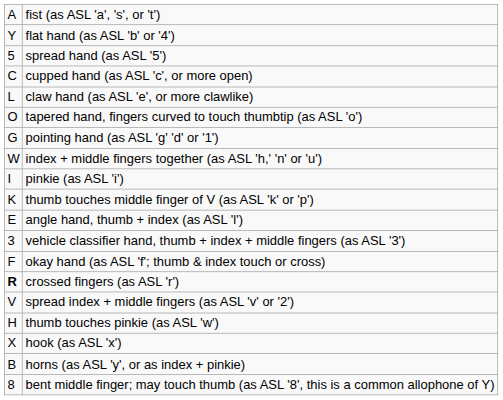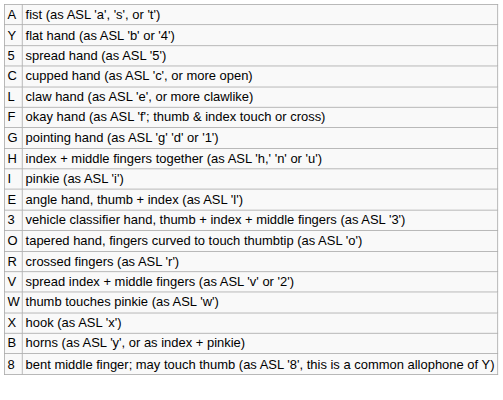rows swapped: (176, 261) <-> (194, 117)
(14, 158) W -> (12, 158) H
- row: (170, 199)
(12, 281) bold -> (12, 261) normal
(12, 323) H -> (14, 302) W
